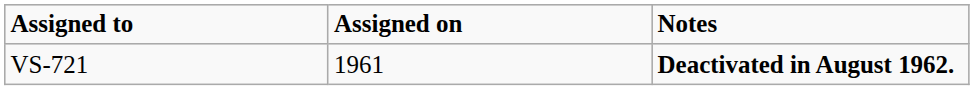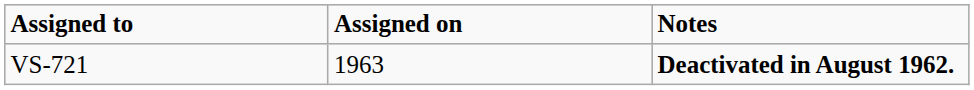(359, 63) 1961 -> (359, 63) 1963
